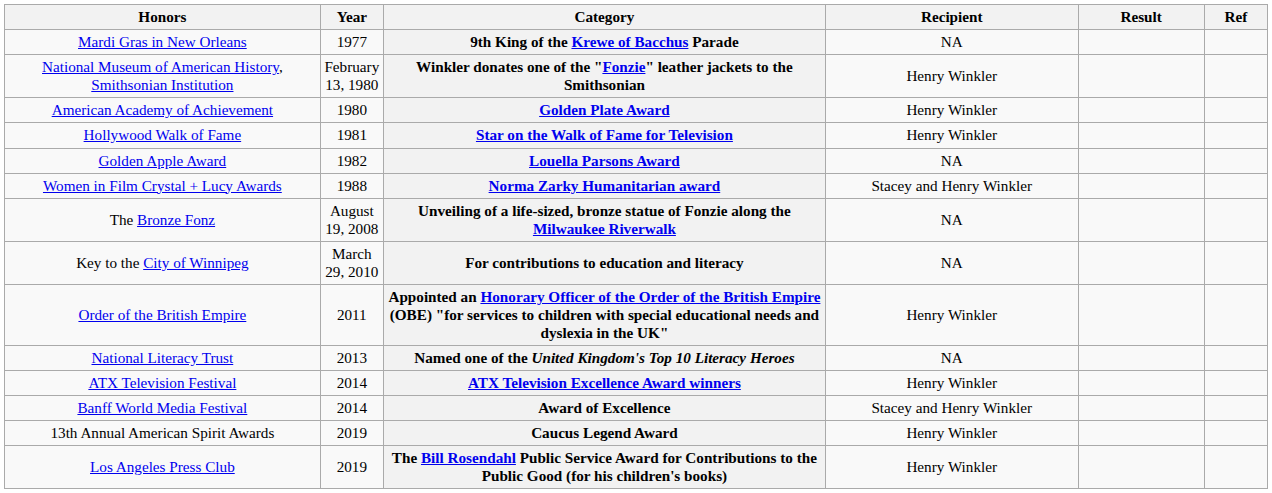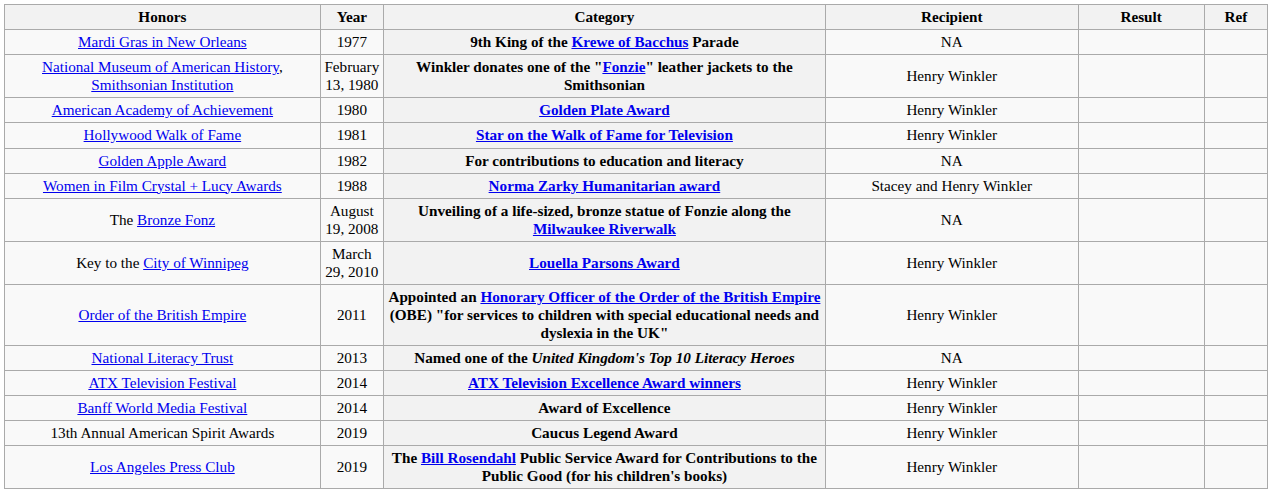(604, 160) Louella Parsons Award -> (604, 160) For contributions to education and literacy
(604, 262) For contributions to education and literacy -> (604, 262) Louella Parsons Award
(952, 262) NA -> (952, 262) Henry Winkler
(952, 407) Stacey and Henry Winkler -> (952, 407) Henry Winkler
